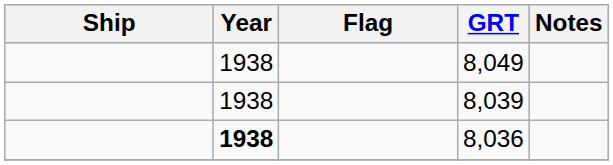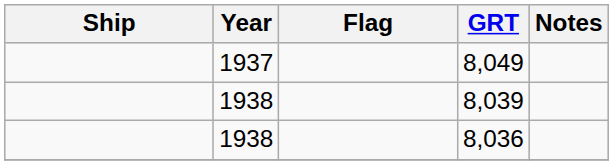(246, 62) 1938 -> (246, 62) 1937
(246, 139) bold -> (246, 139) normal
